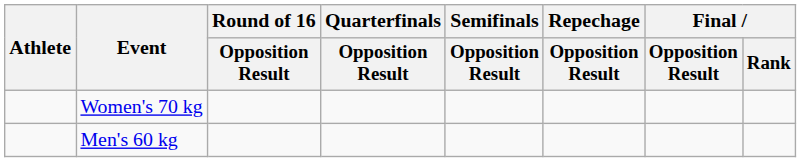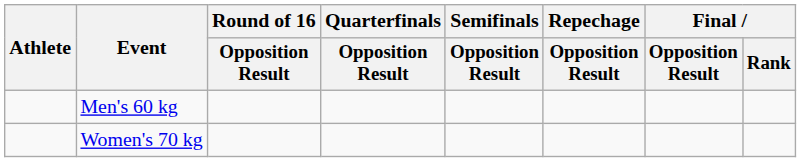rows swapped: (129, 139) <-> (142, 107)
